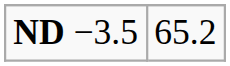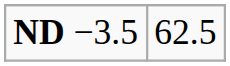(185, 32) 65.2 -> (185, 32) 62.5
